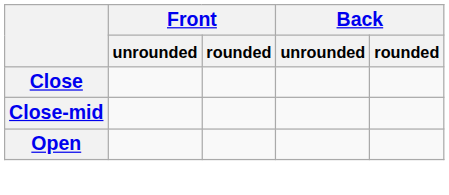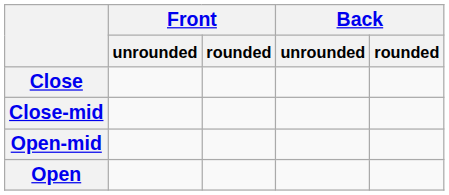+ row: (56, 143)
